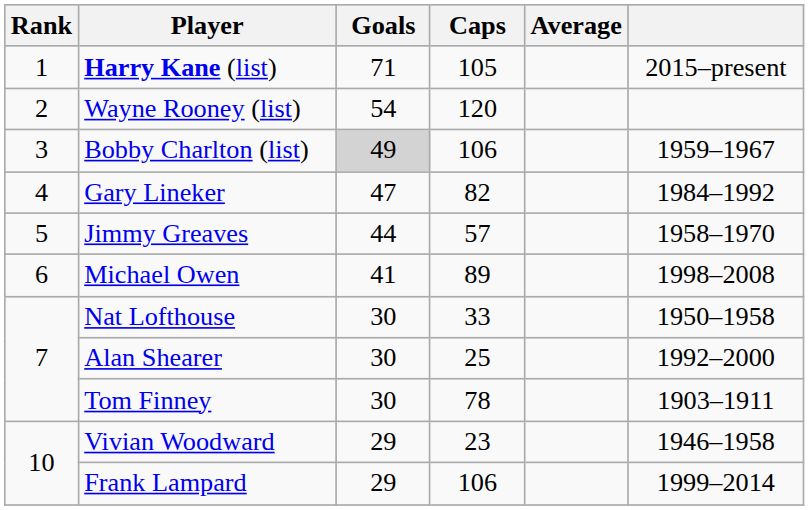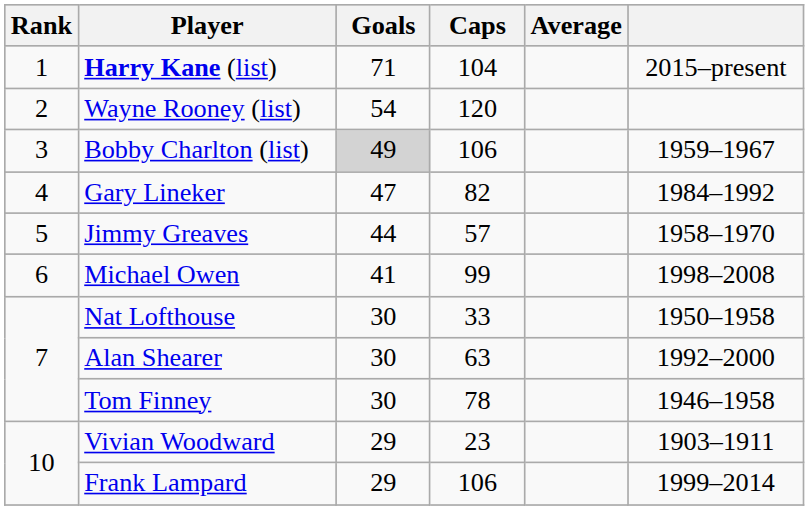(477, 66) 105 -> (477, 66) 104
(477, 274) 89 -> (477, 274) 99
(477, 358) 25 -> (477, 358) 63
(716, 399) 1903–1911 -> (716, 399) 1946–1958
(716, 441) 1946–1958 -> (716, 441) 1903–1911
